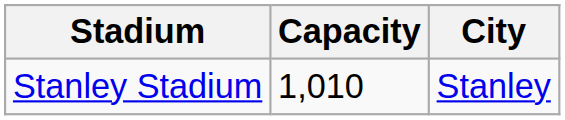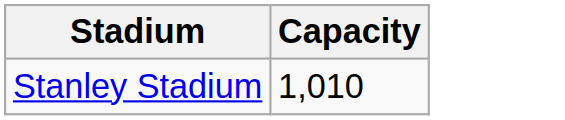- column: (494, 31)
